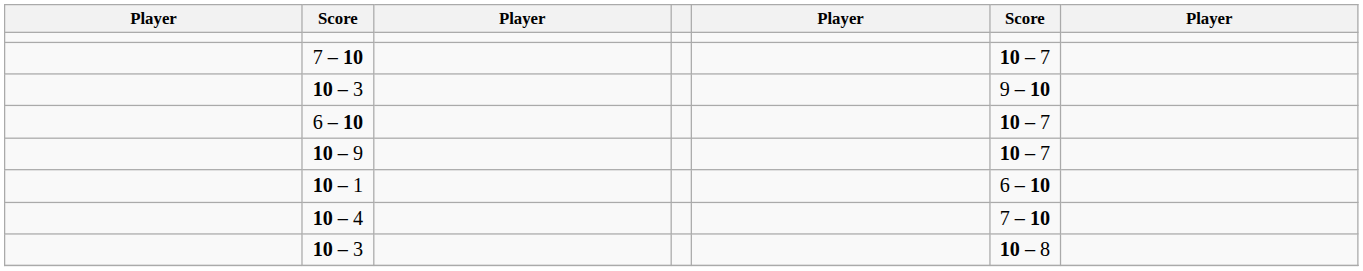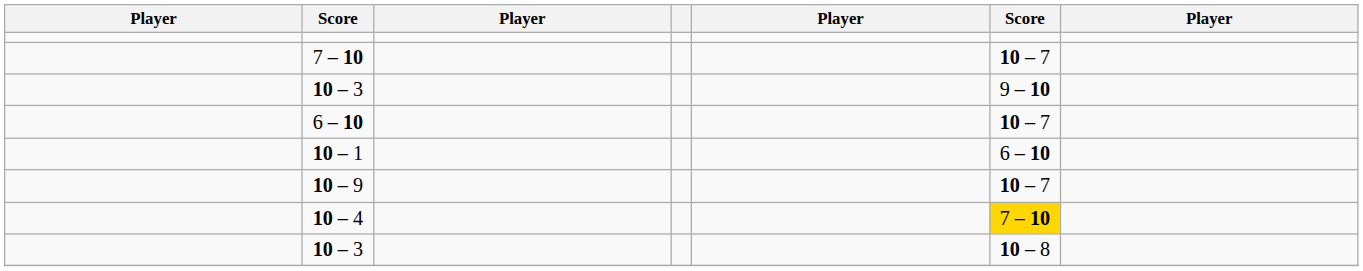rows swapped: (154, 186) <-> (154, 154)
(1025, 217) no background -> (1025, 217) gold background
